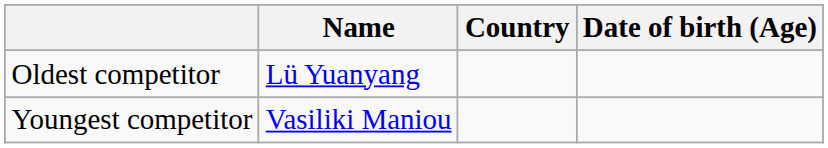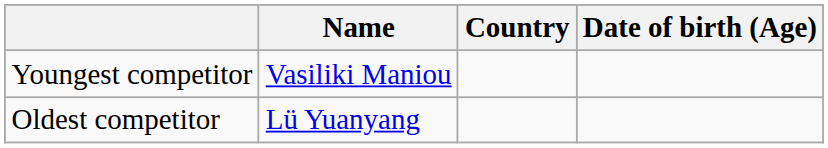rows swapped: (132, 119) <-> (116, 73)
